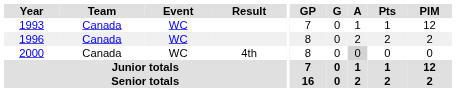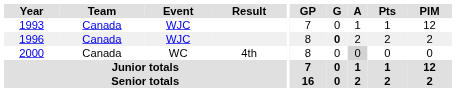(178, 25) WC -> (178, 25) WJC
(178, 39) WC -> (178, 39) WJC
(337, 39) normal -> (337, 39) bold
